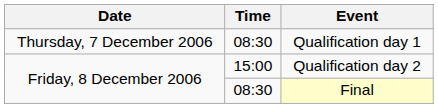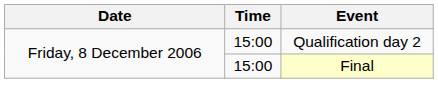- row: (357, 41)
(253, 90) 08:30 -> (253, 66) 15:00
